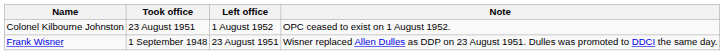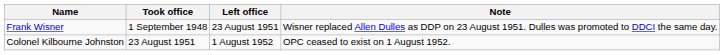rows swapped: (35, 42) <-> (65, 27)
